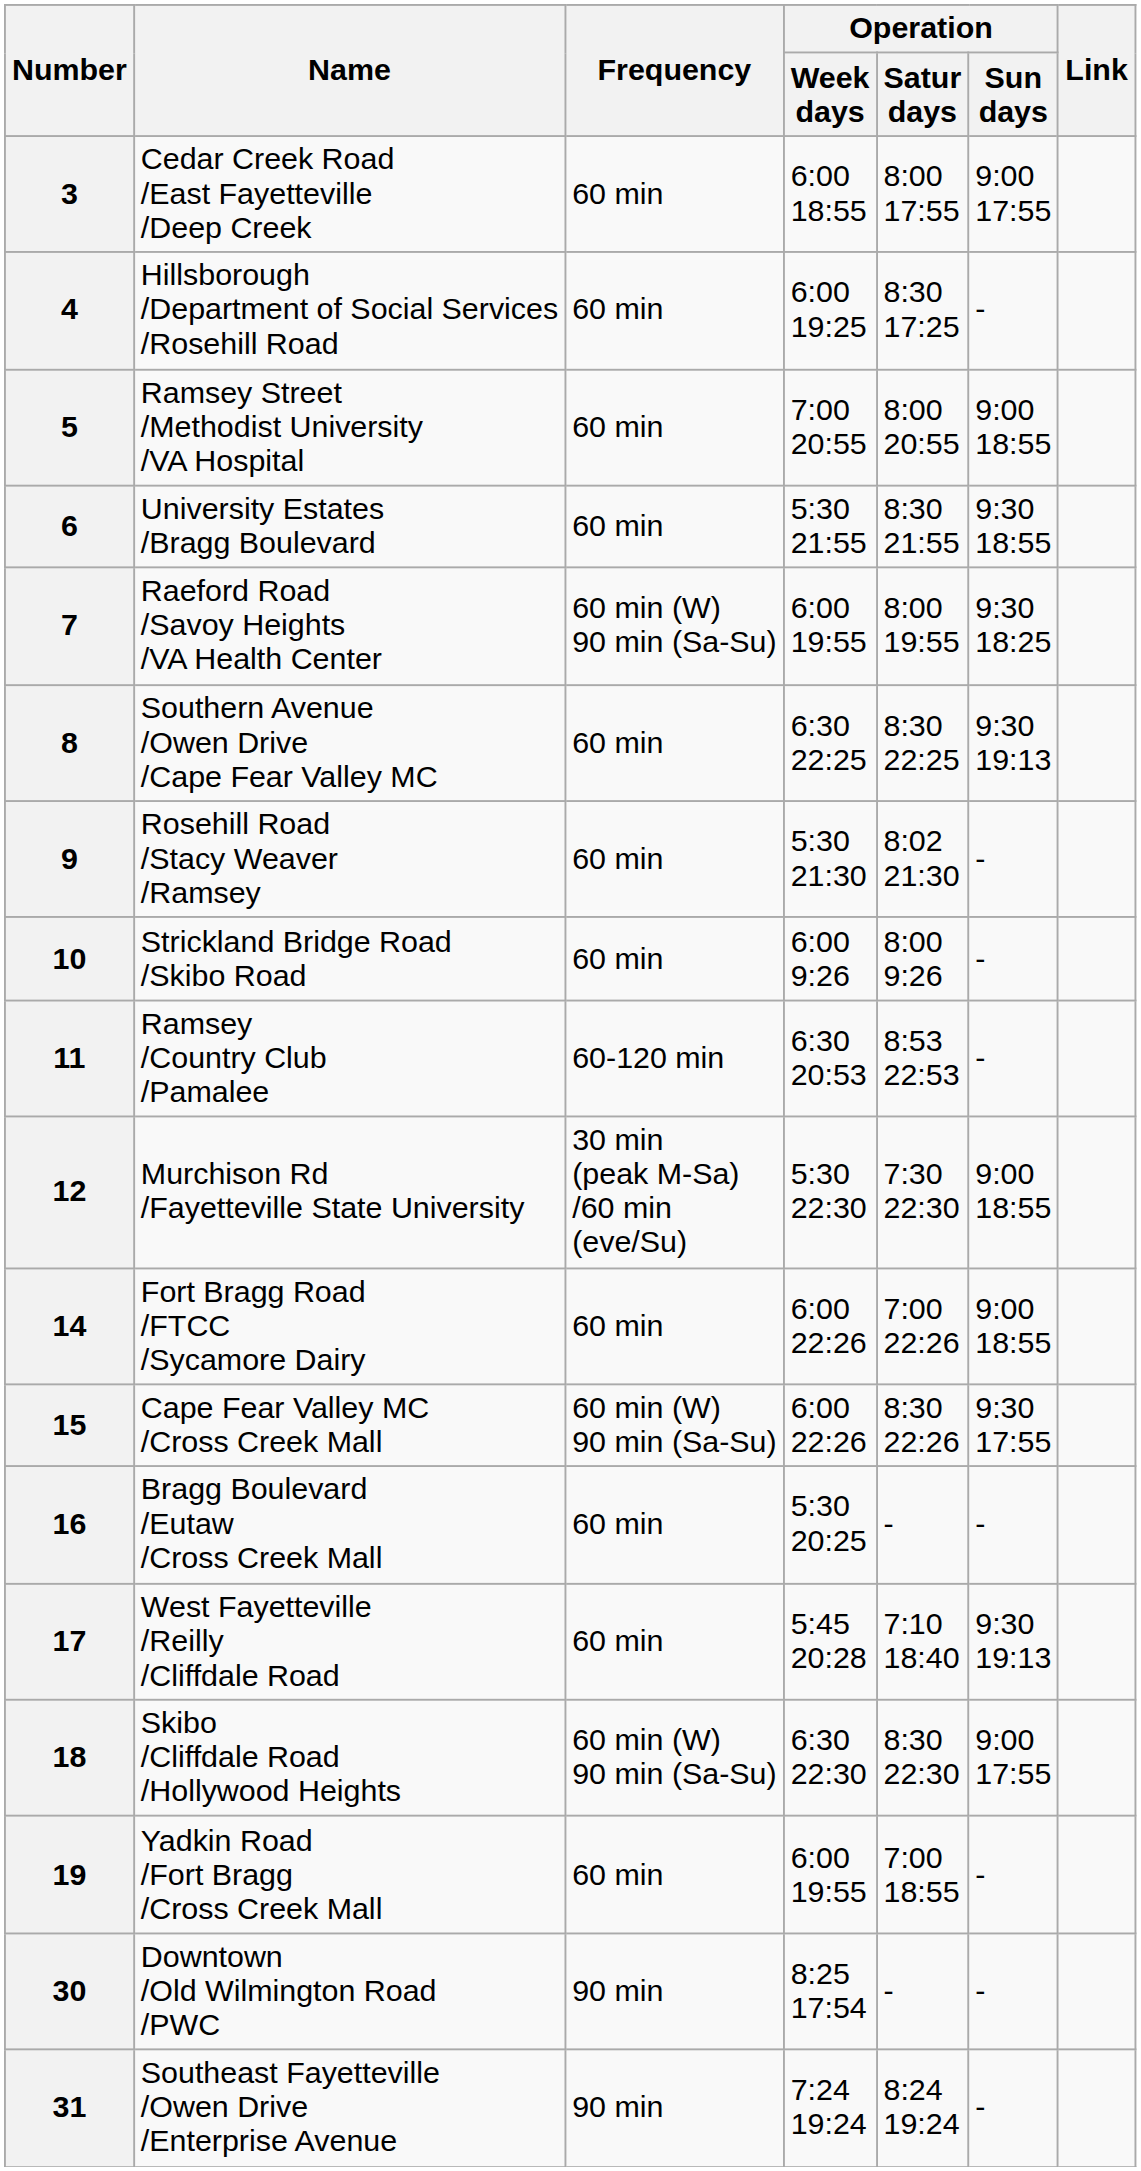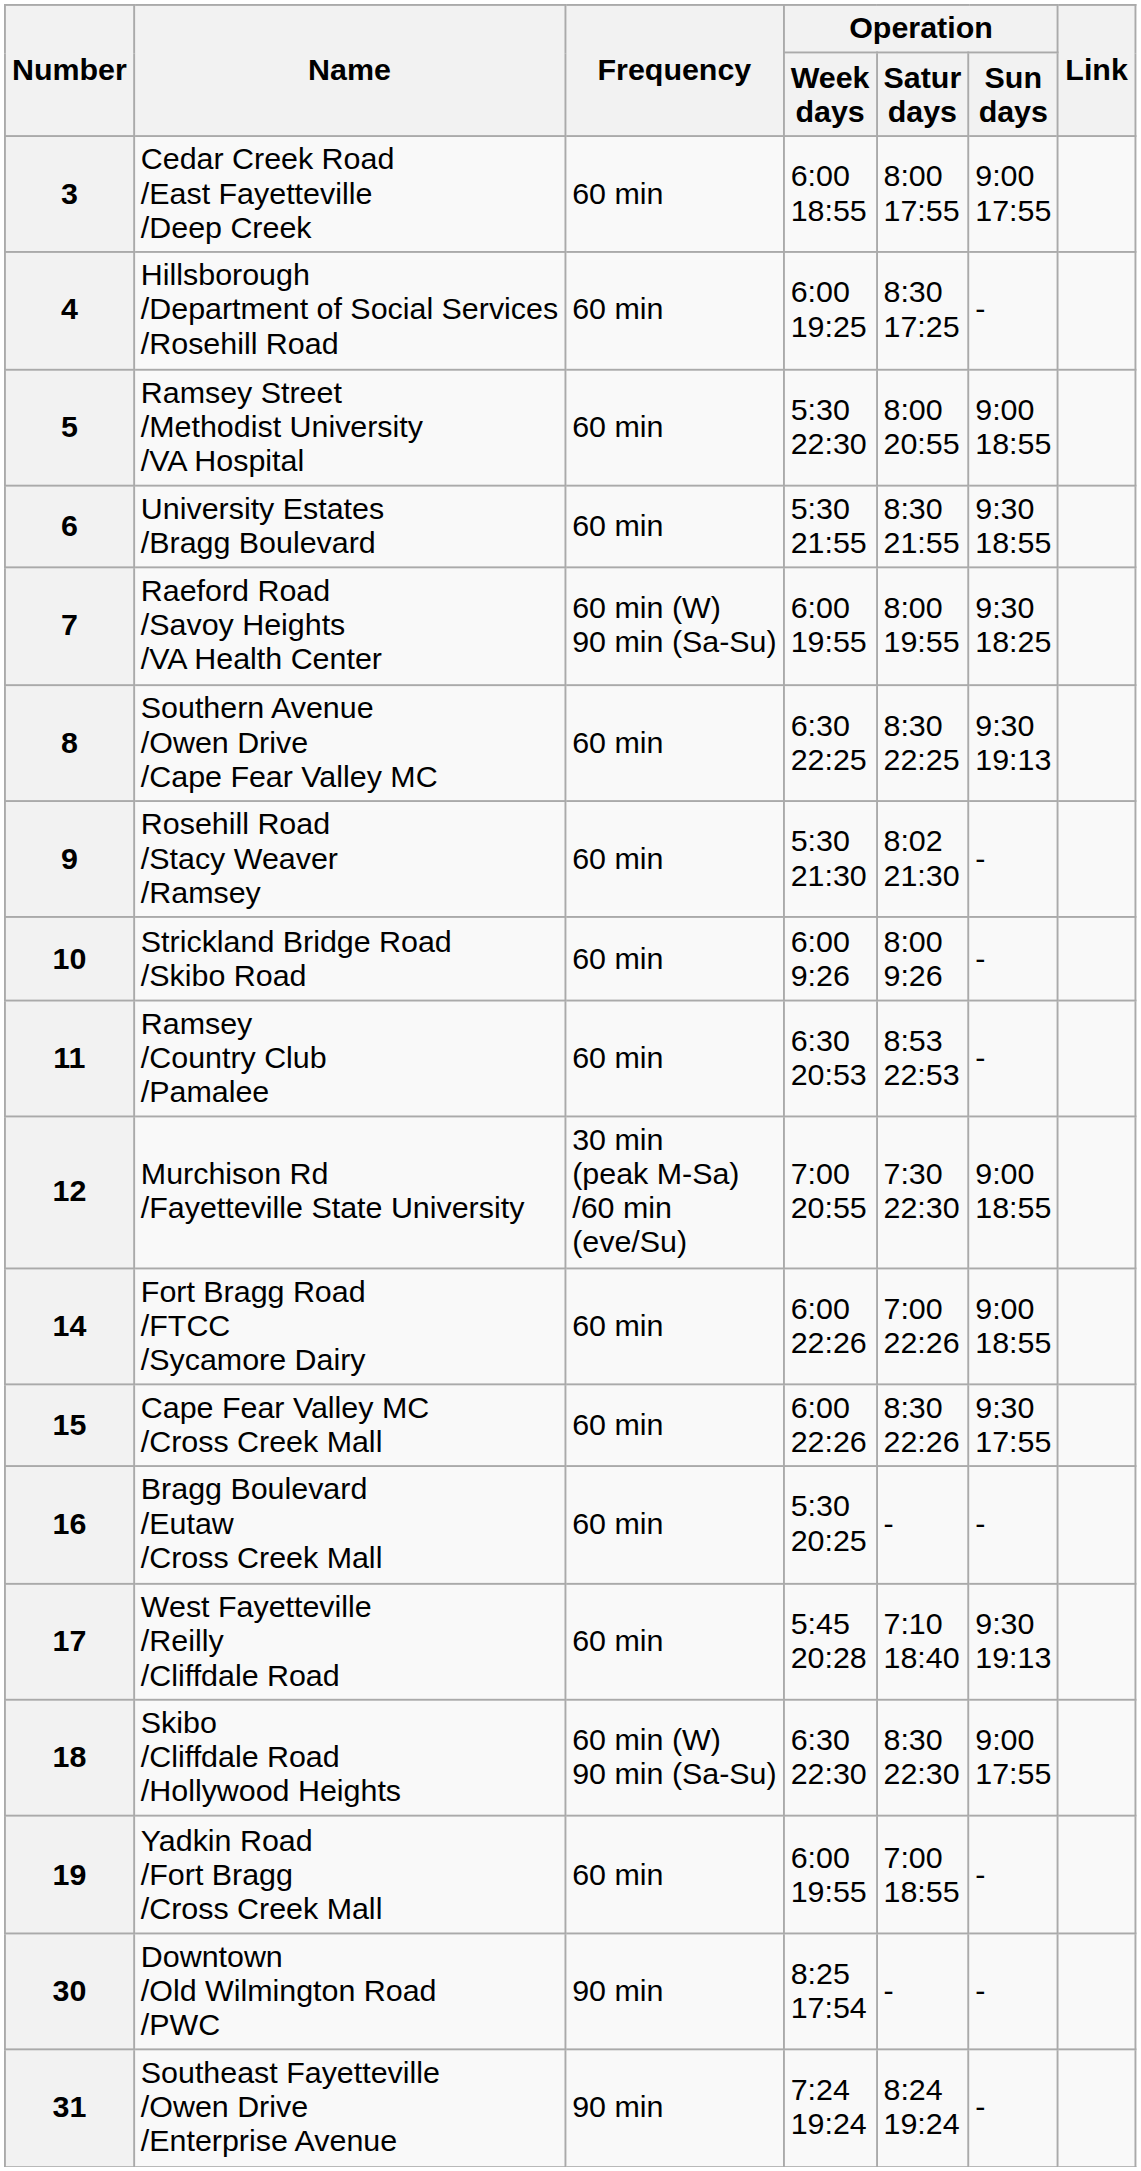(829, 426) 7:00 20:55 -> (829, 426) 5:30 22:30
(648, 1057) 60-120 min -> (618, 1057) 60 min
(829, 1191) 5:30 22:30 -> (829, 1191) 7:00 20:55
(674, 1424) 60 min (W) 90 min (Sa-Su) -> (618, 1424) 60 min
